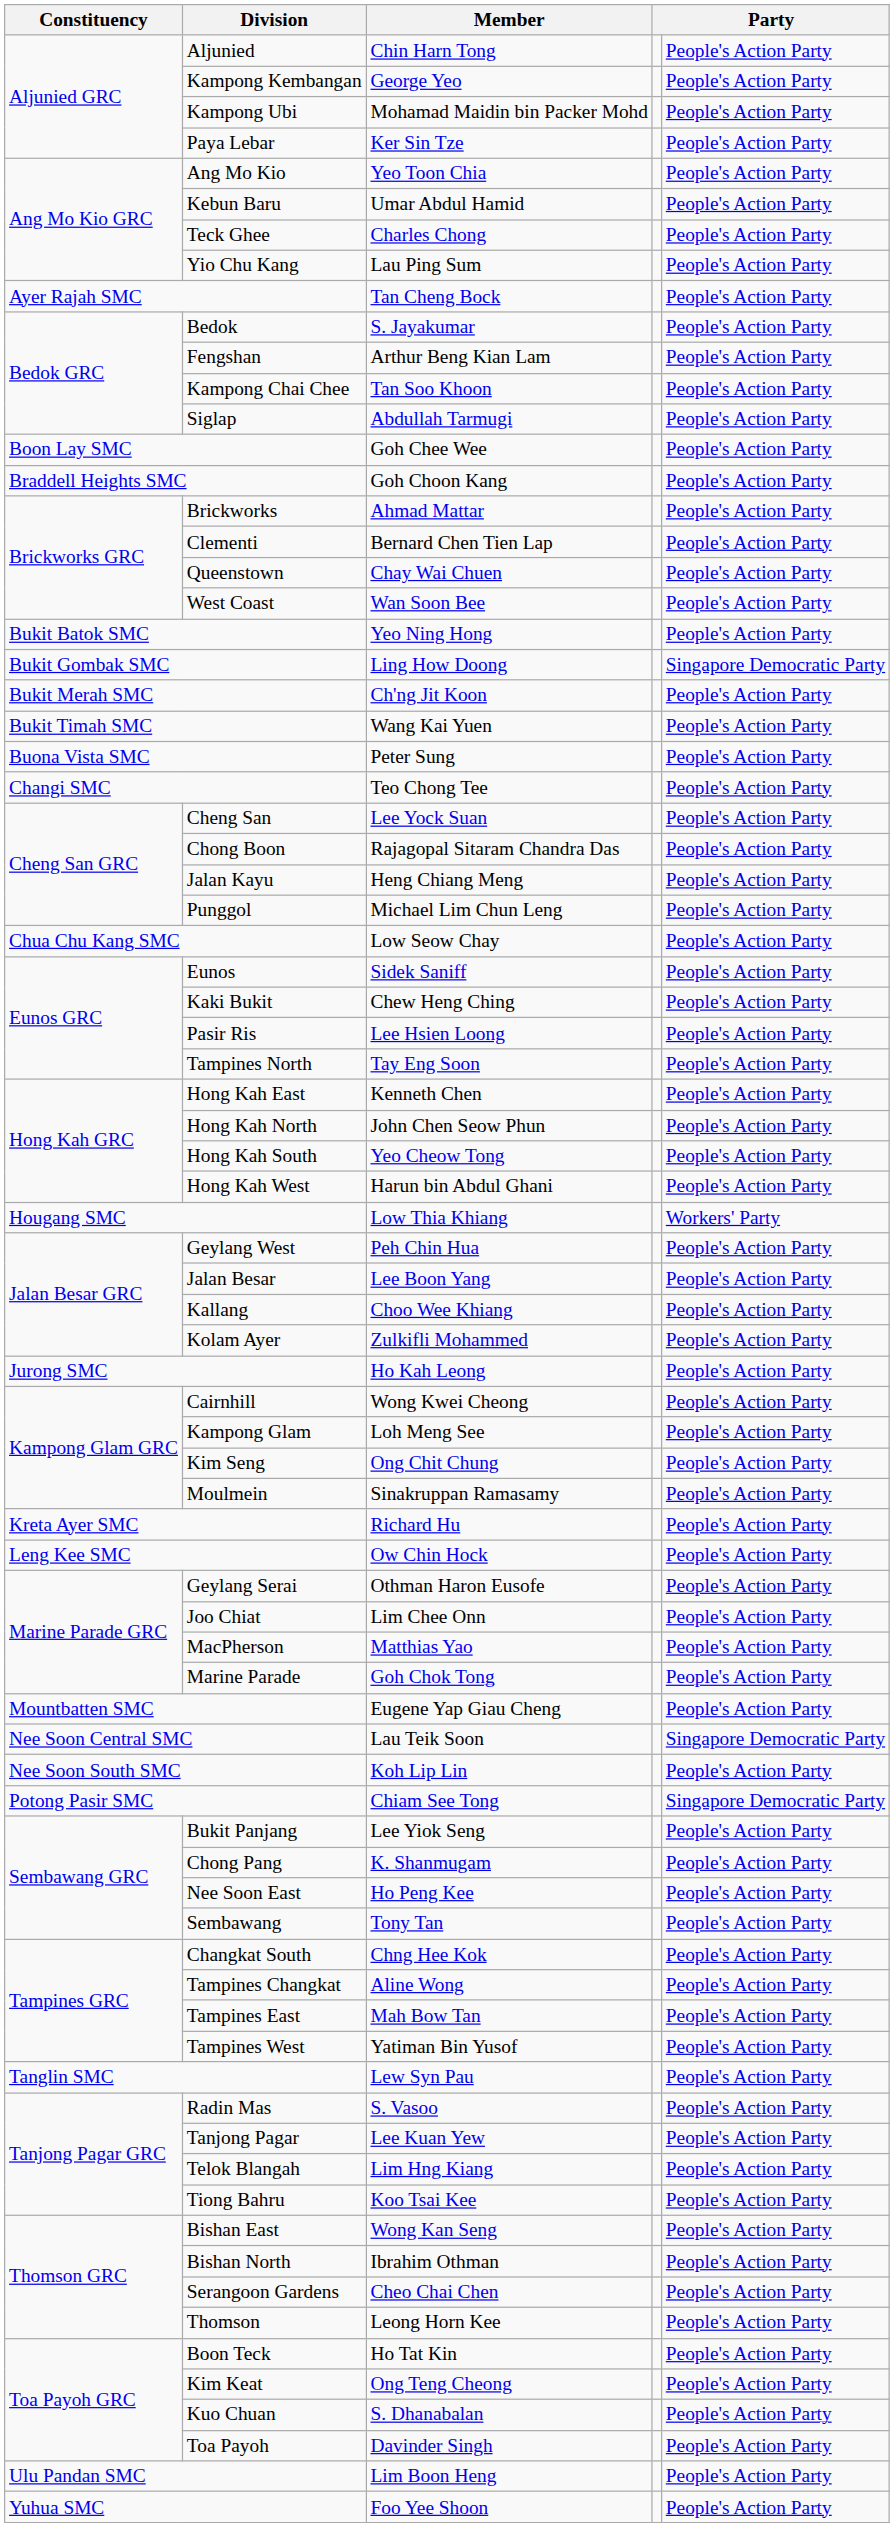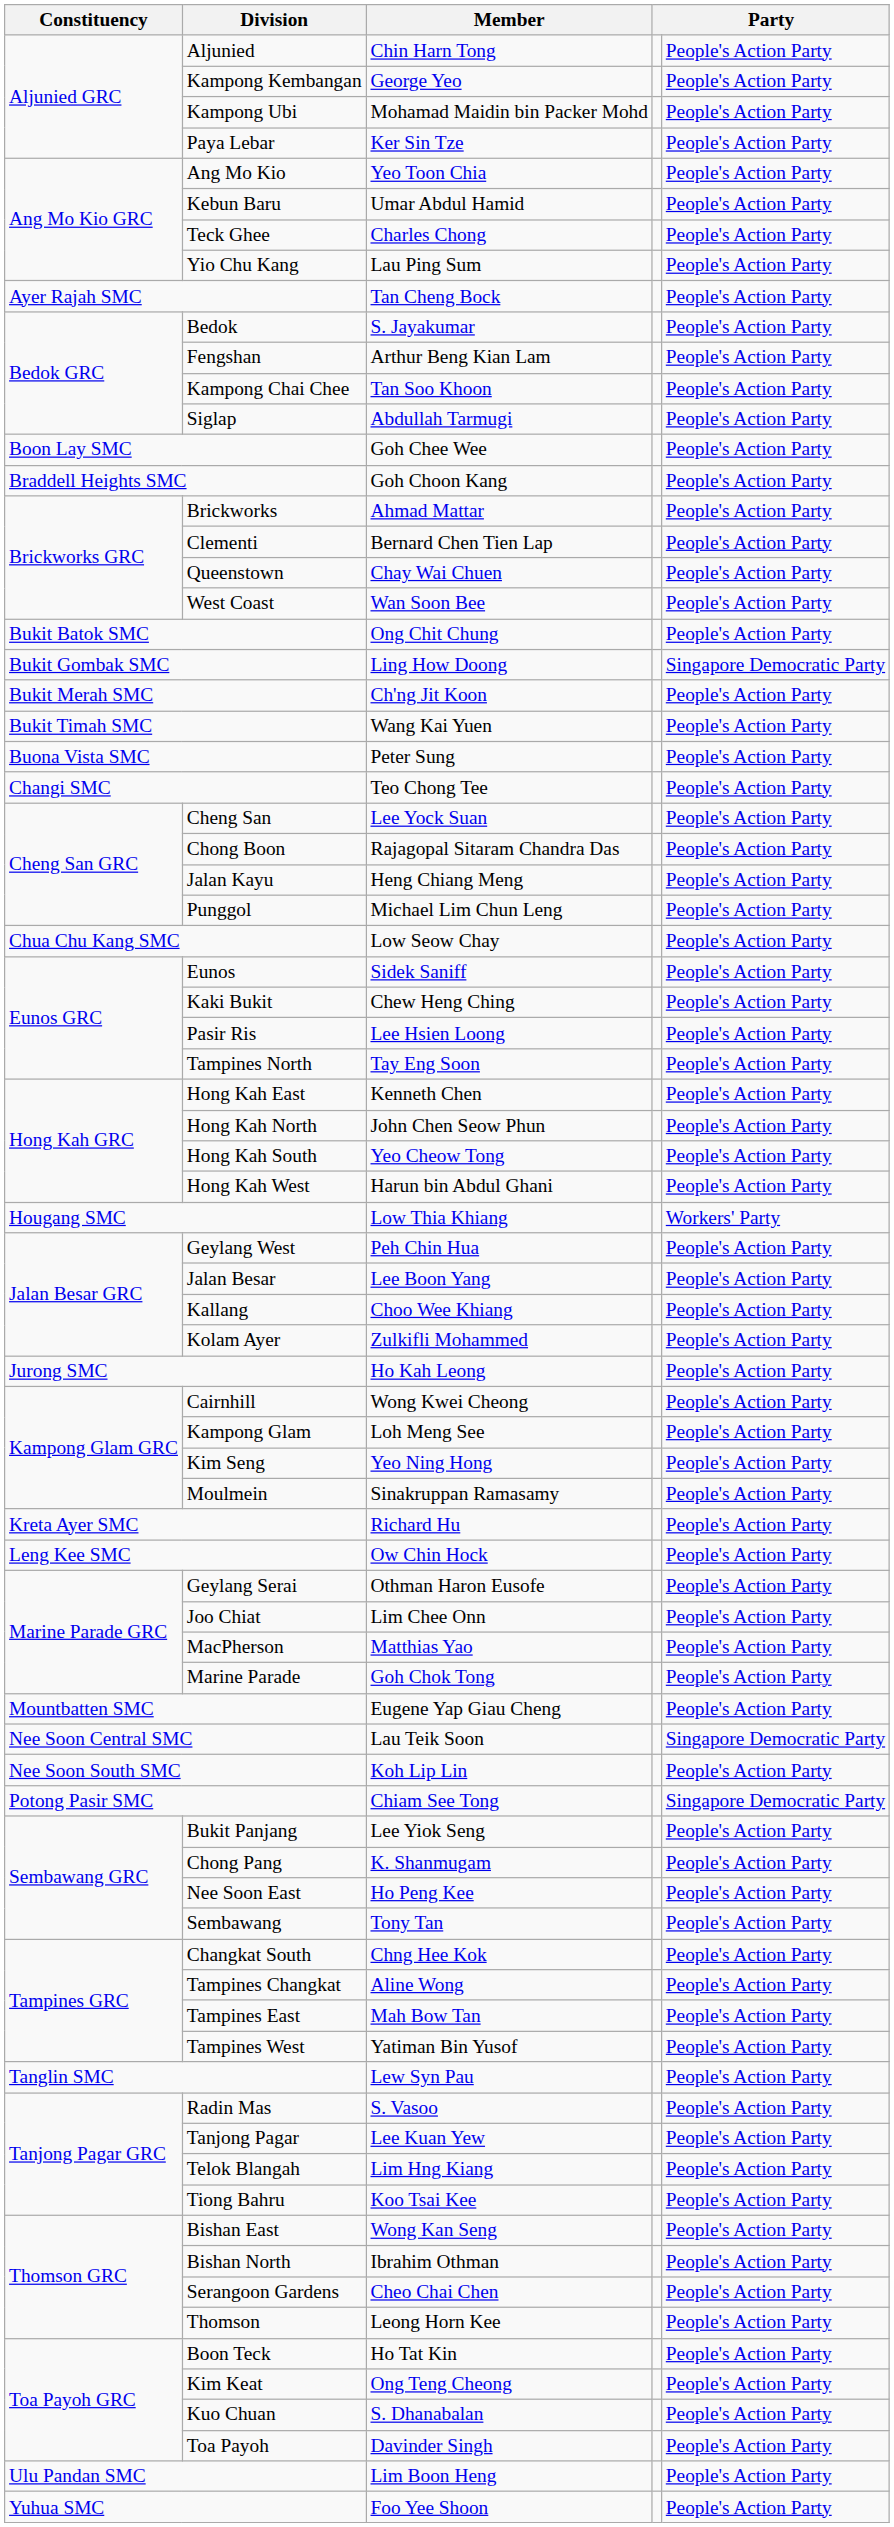(431, 633) Yeo Ning Hong -> (435, 633) Ong Chit Chung
(435, 1462) Ong Chit Chung -> (431, 1462) Yeo Ning Hong
